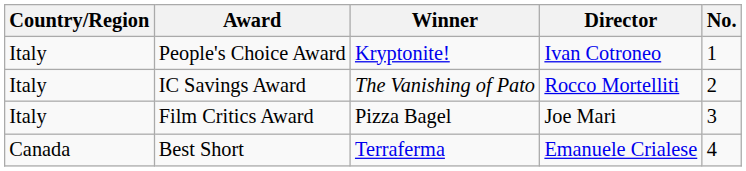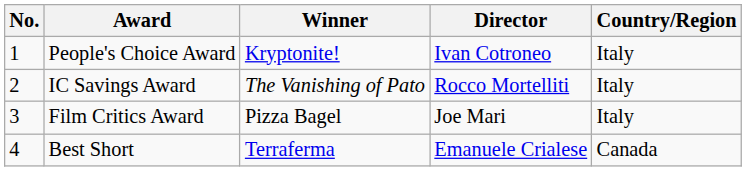columns swapped: (722, 20) <-> (79, 20)
